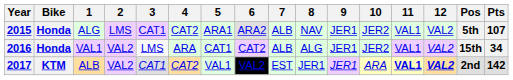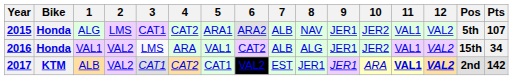(218, 48) CAT1 -> (218, 48) VAL1
(218, 65) VAL1 -> (218, 65) CAT1
